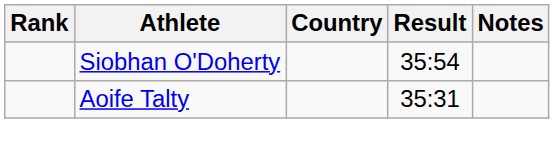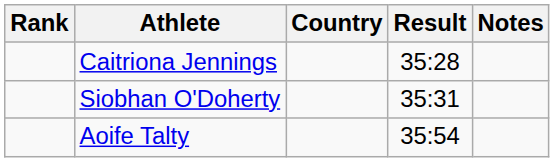+ row: (178, 61)
(430, 61) 35:54 -> (430, 99) 35:31
(430, 99) 35:31 -> (430, 136) 35:54
